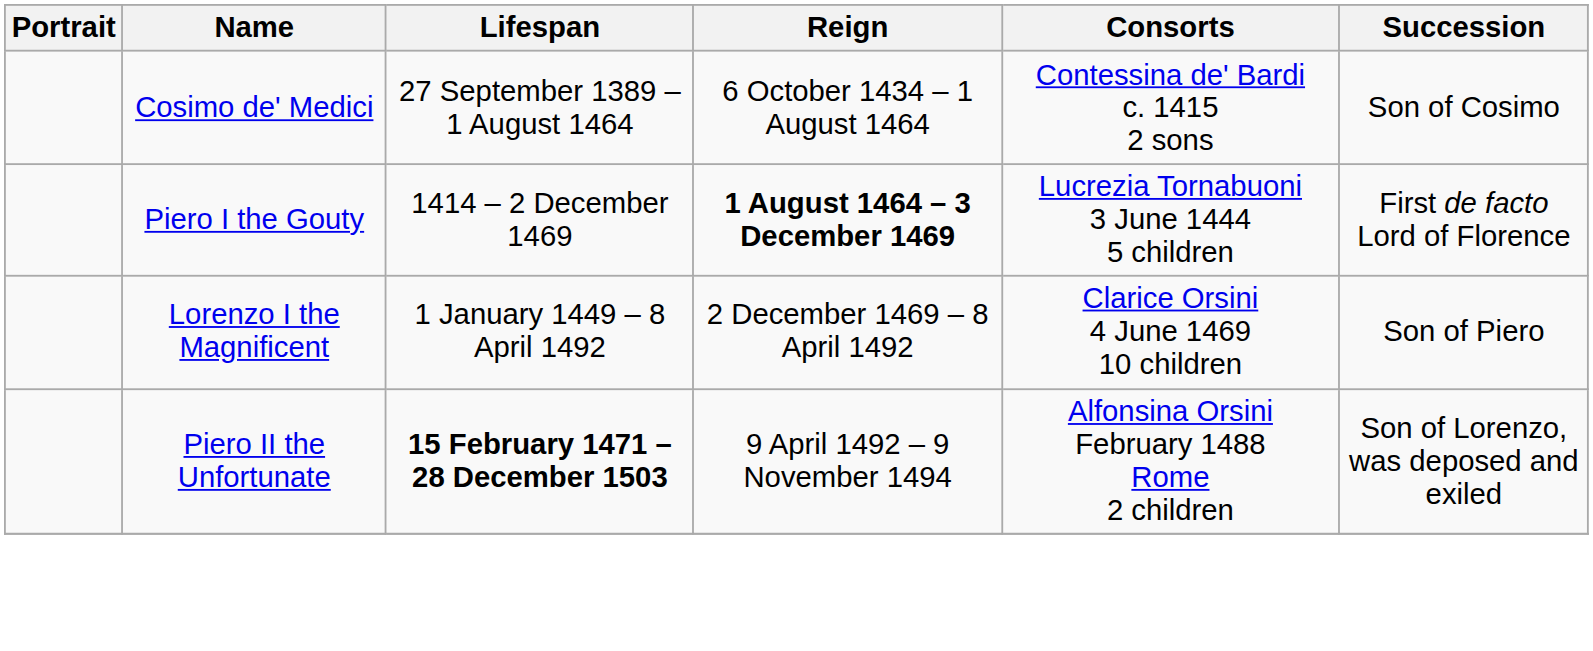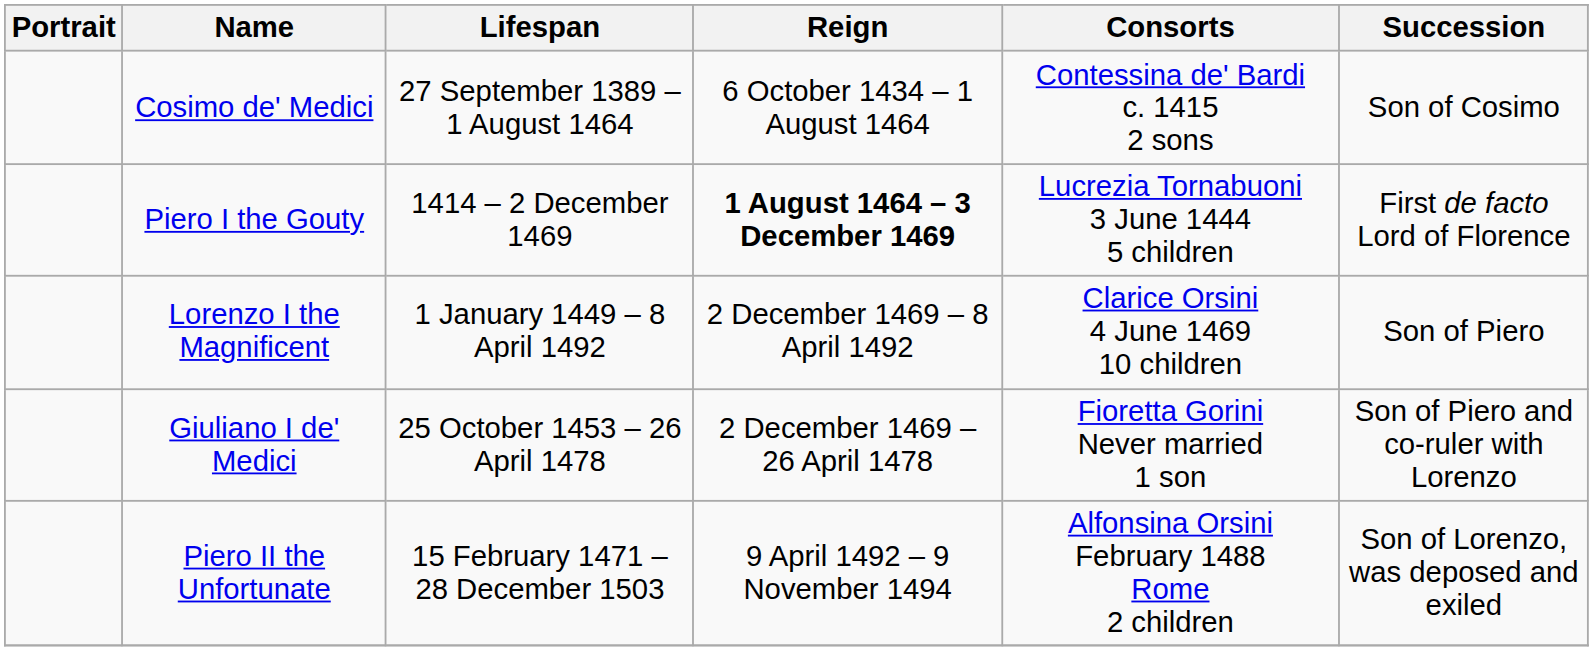+ row: (254, 444)
(540, 460) bold -> (540, 572) normal
